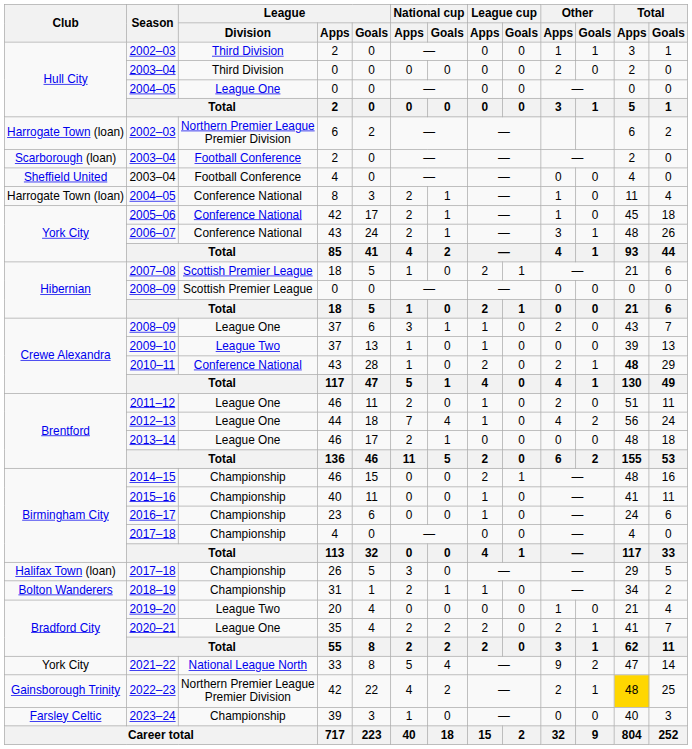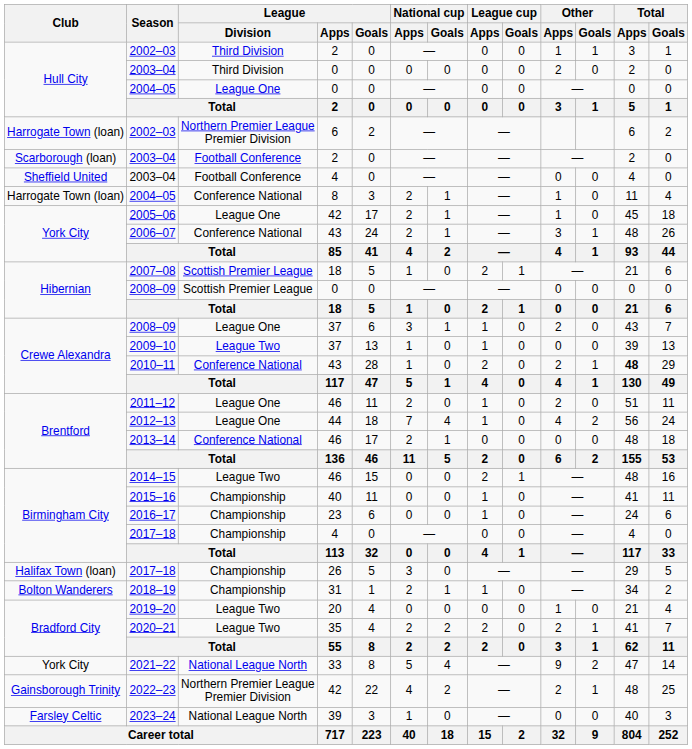(248, 214) Conference National -> (248, 214) League One
(248, 440) League One -> (248, 440) Conference National
(248, 477) Championship -> (248, 477) League Two
(248, 628) League One -> (248, 628) League Two
(632, 691) gold background -> (632, 691) no background
(248, 716) Championship -> (248, 716) National League North
